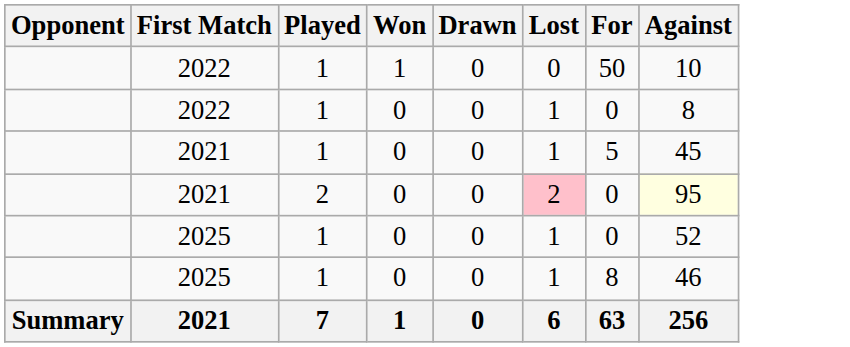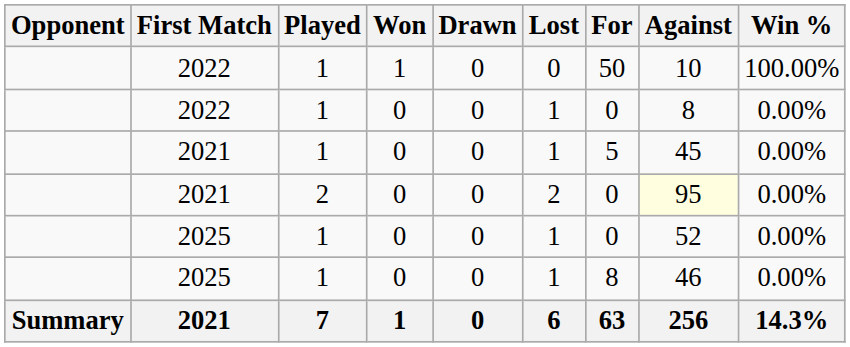+ column: (792, 25)
(554, 194) pink background -> (554, 194) no background
